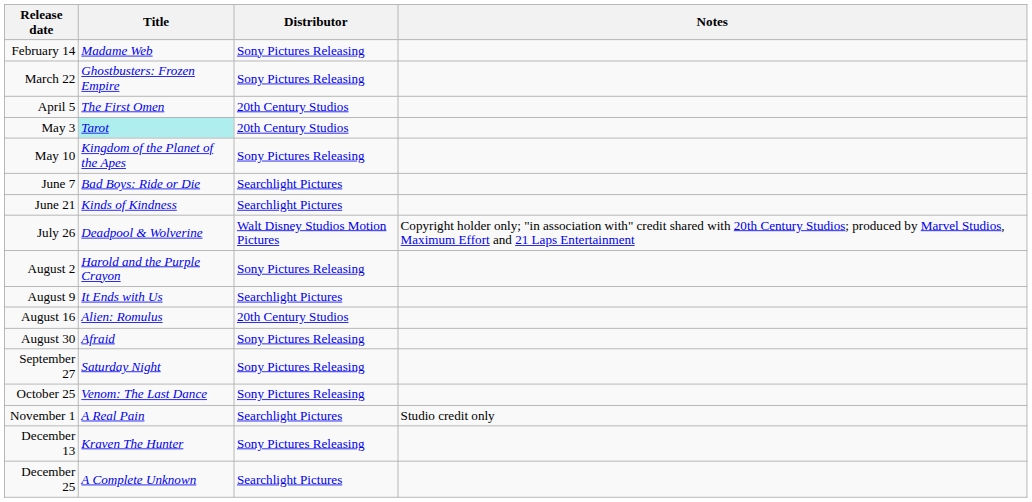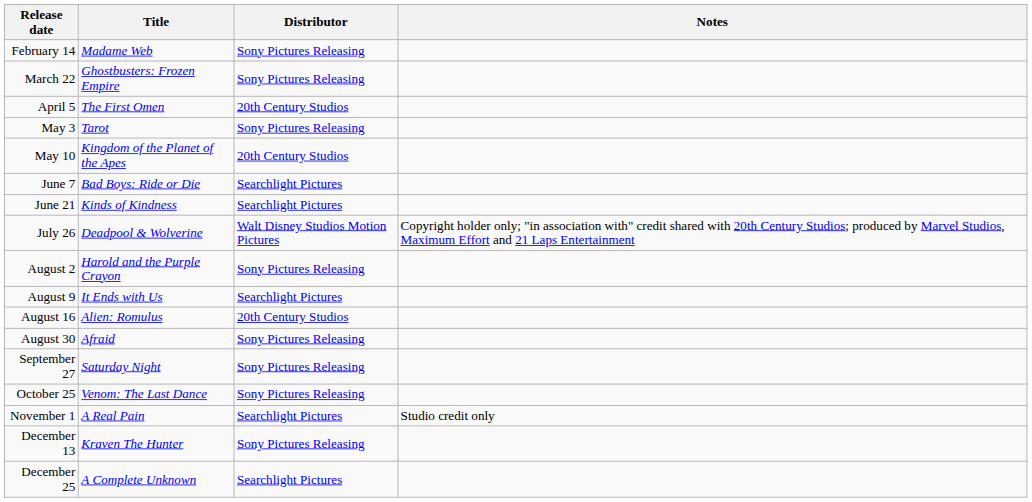(95, 127) paleturquoise background -> (95, 127) no background
(293, 127) 20th Century Studios -> (301, 127) Sony Pictures Releasing
(301, 155) Sony Pictures Releasing -> (293, 155) 20th Century Studios
